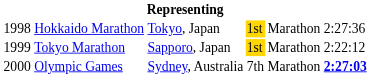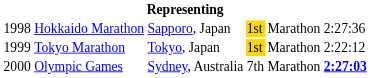(184, 28) Tokyo, Japan -> (189, 28) Sapporo, Japan
(189, 47) Sapporo, Japan -> (184, 47) Tokyo, Japan
